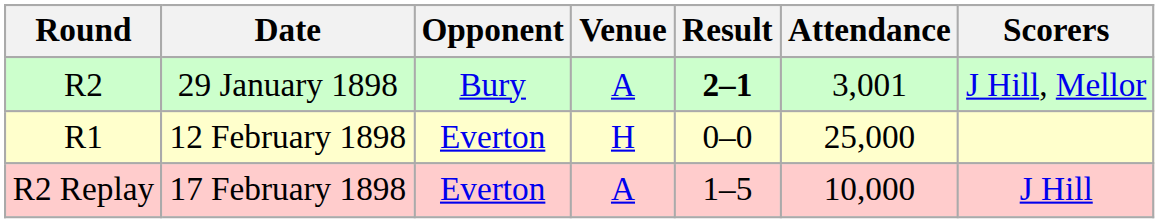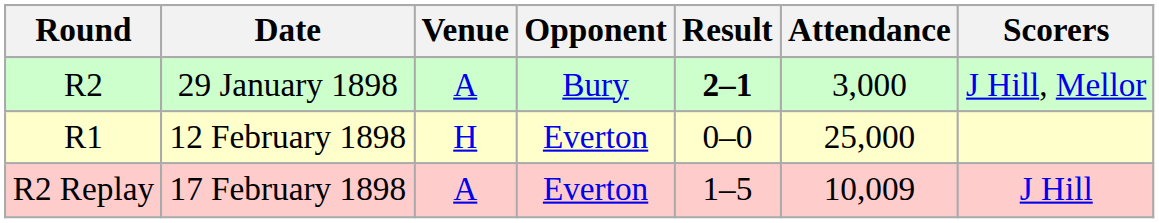columns swapped: (493, 30) <-> (623, 30)
(869, 83) 3,001 -> (869, 83) 3,000
(869, 189) 10,000 -> (869, 189) 10,009
